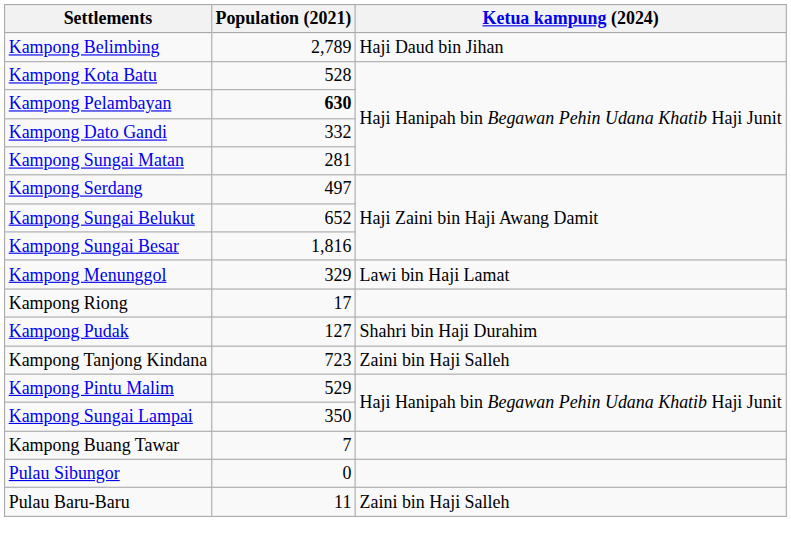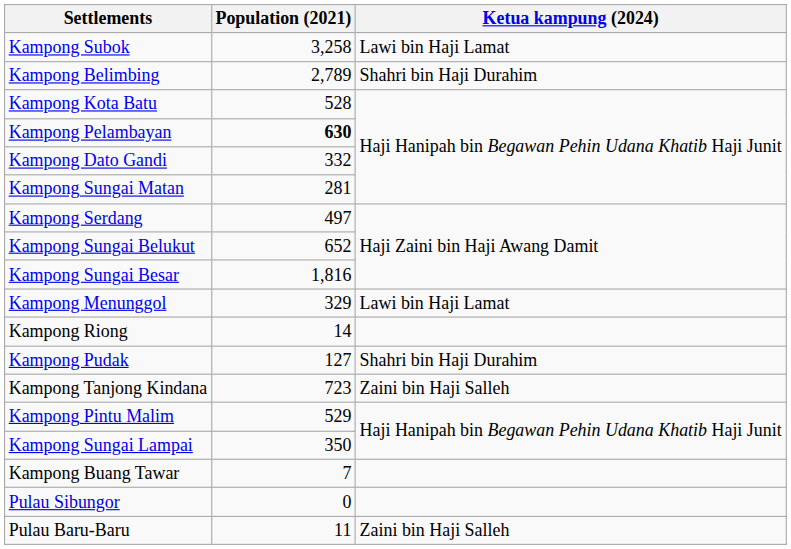+ row: (69, 47)
(432, 47) Haji Daud bin Jihan -> (448, 75) Shahri bin Haji Durahim
(342, 302) 17 -> (342, 331) 14
